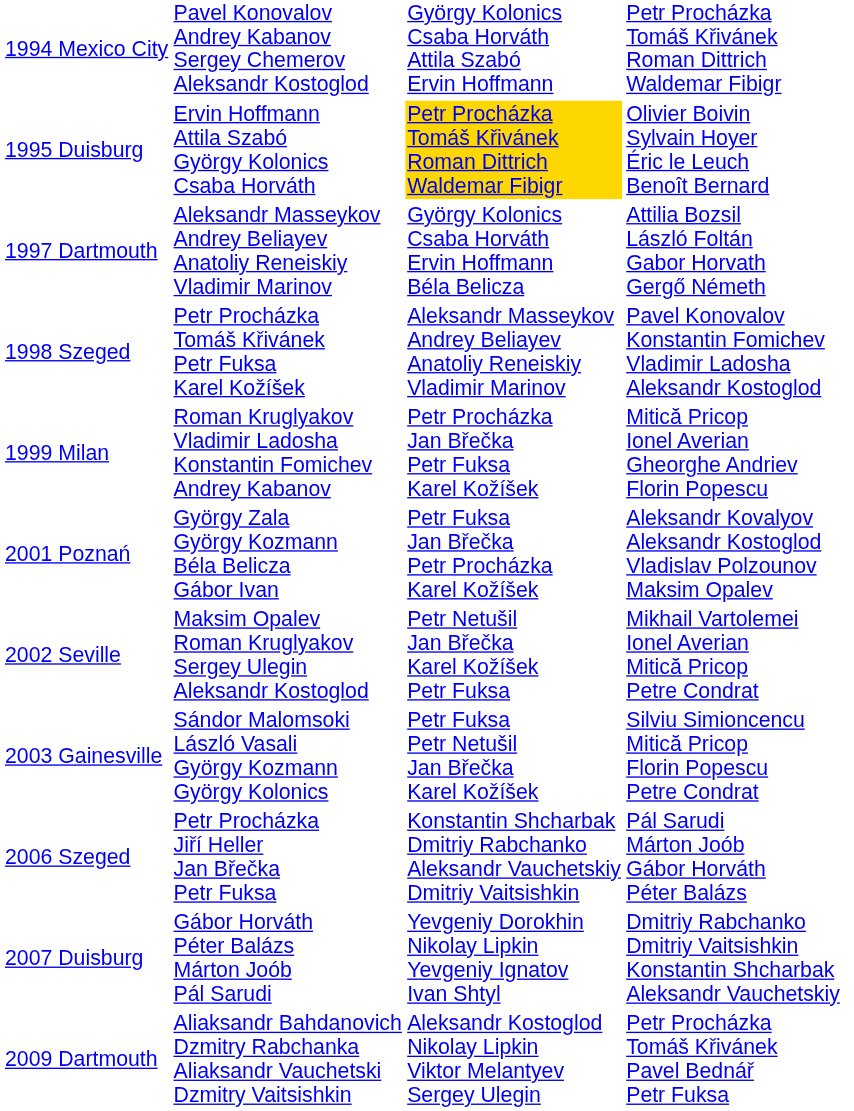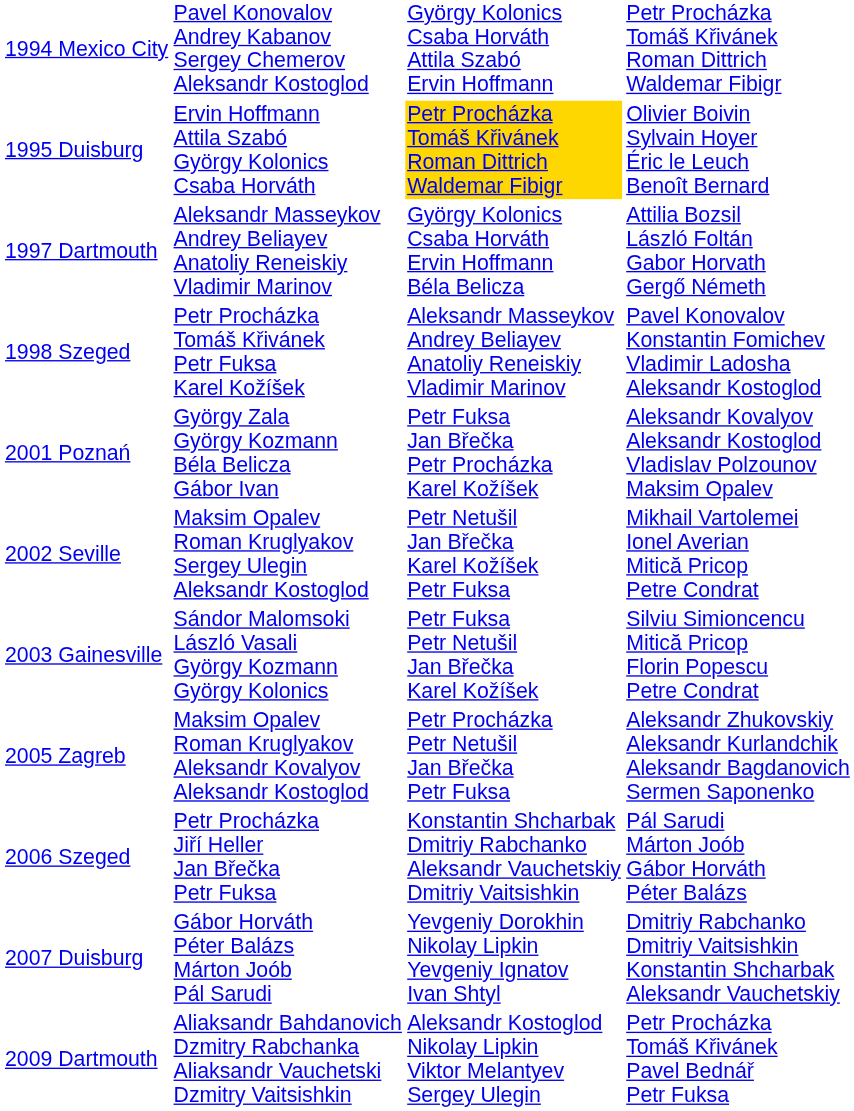- row: (57, 453)
+ row: (65, 756)
